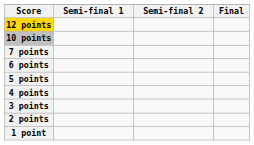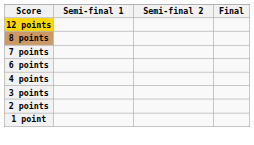- row: (29, 38)
+ row: (29, 38)
- row: (29, 79)
